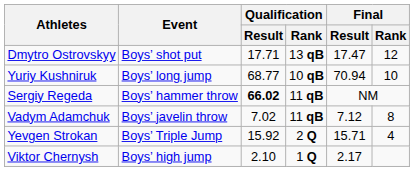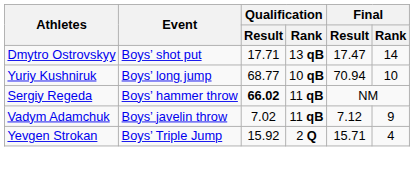(391, 55) 12 -> (391, 55) 14
(391, 116) 8 -> (391, 116) 9
- row: (53, 157)
